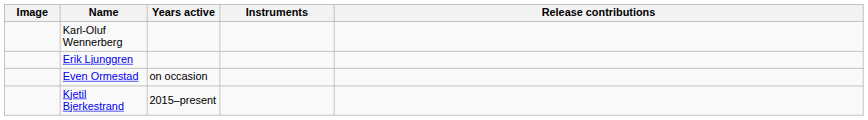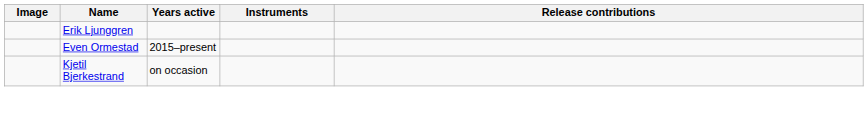- row: (93, 36)
(179, 77) on occasion -> (183, 47) 2015–present
(183, 100) 2015–present -> (179, 71) on occasion
